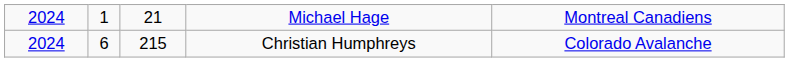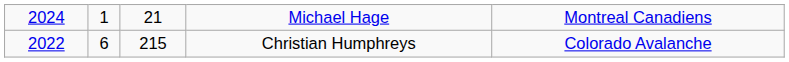(46, 43) 2024 -> (46, 43) 2022
